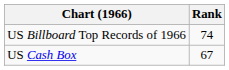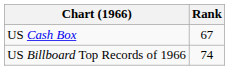rows swapped: (97, 34) <-> (42, 55)
